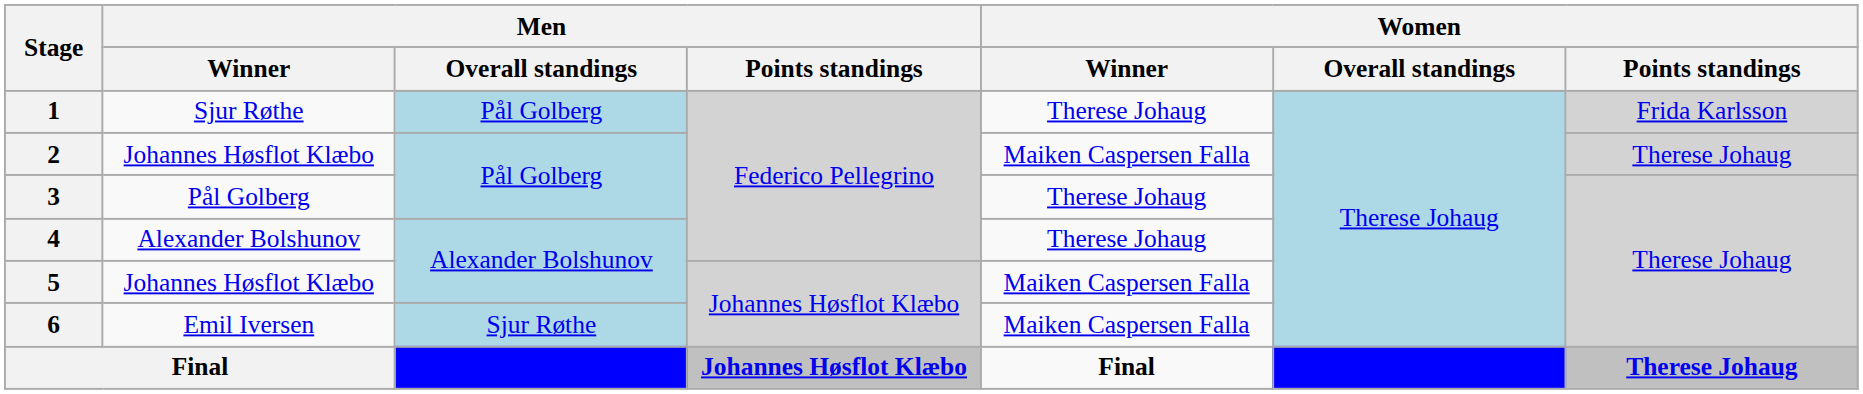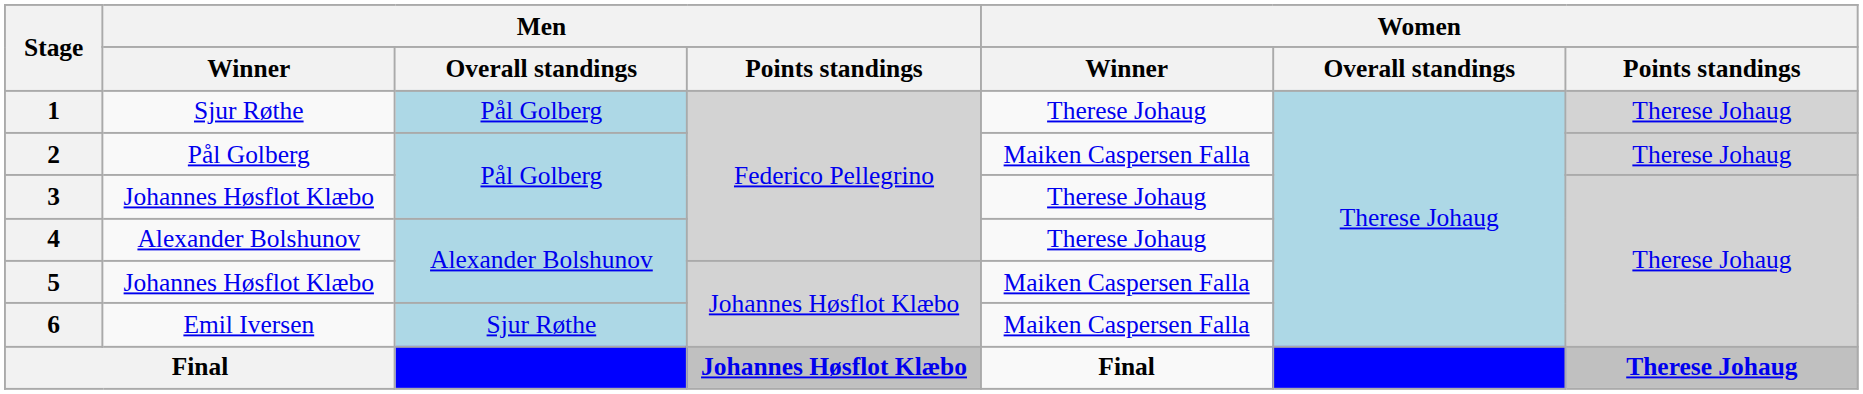(1712, 111) Frida Karlsson -> (1712, 111) Therese Johaug
(249, 153) Johannes Høsflot Klæbo -> (249, 153) Pål Golberg
(249, 196) Pål Golberg -> (249, 196) Johannes Høsflot Klæbo
